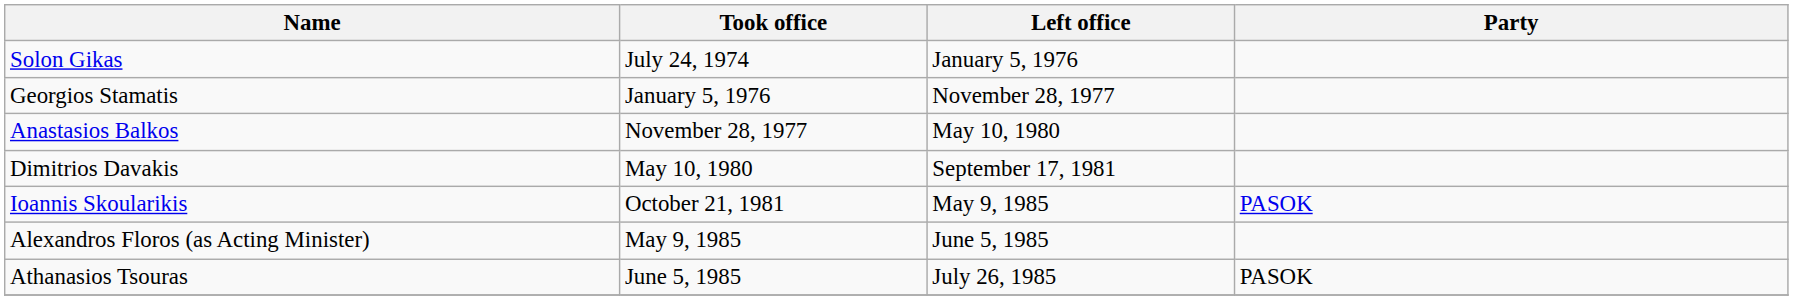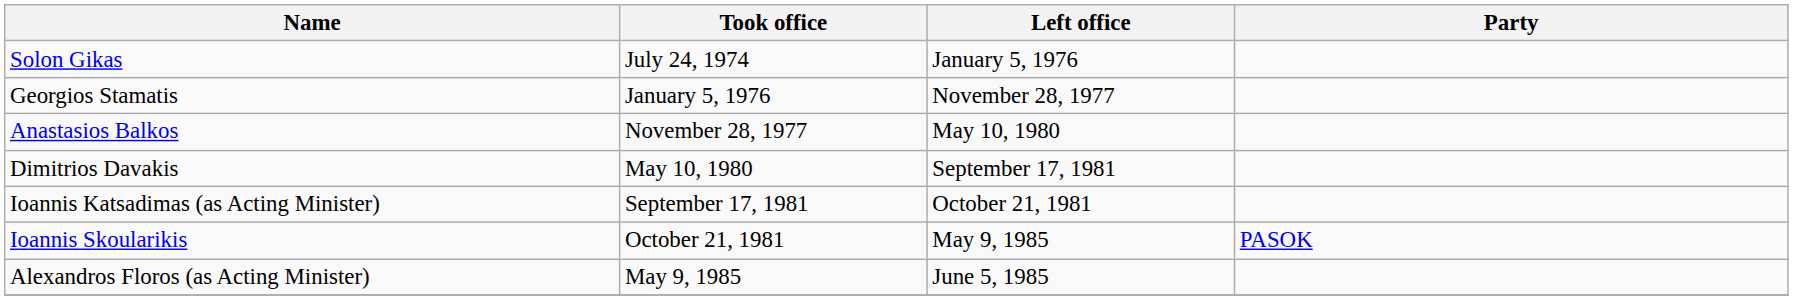+ row: (195, 204)
- row: (99, 276)
